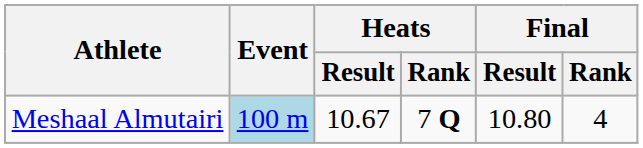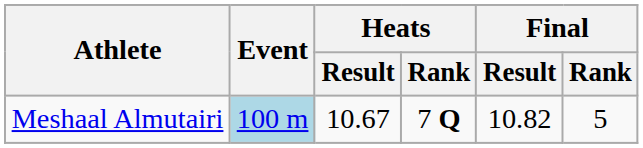(520, 119) 10.80 -> (520, 119) 10.82
(600, 119) 4 -> (600, 119) 5
